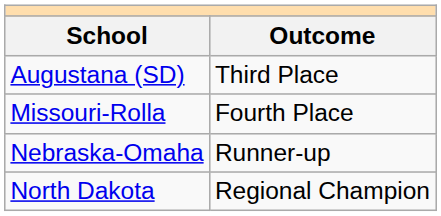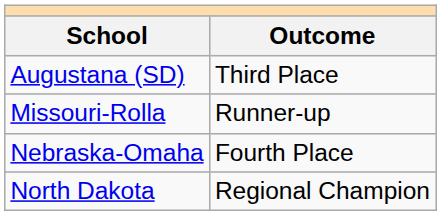(284, 113) Fourth Place -> (273, 113) Runner-up
(273, 152) Runner-up -> (284, 152) Fourth Place
